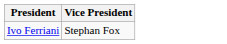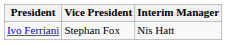+ column: (178, 13)
